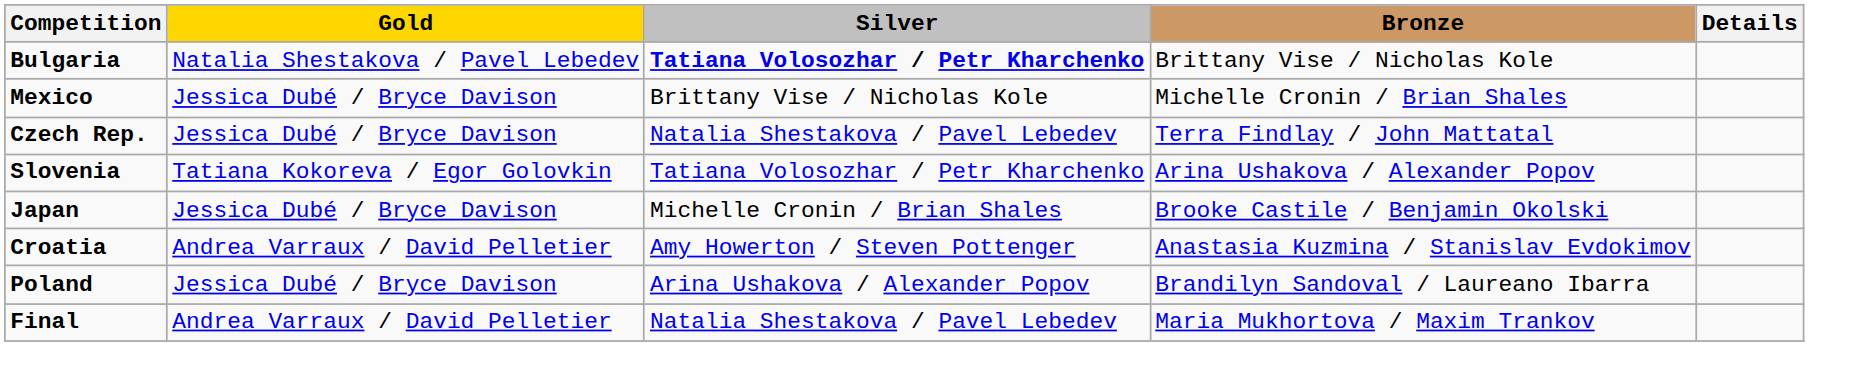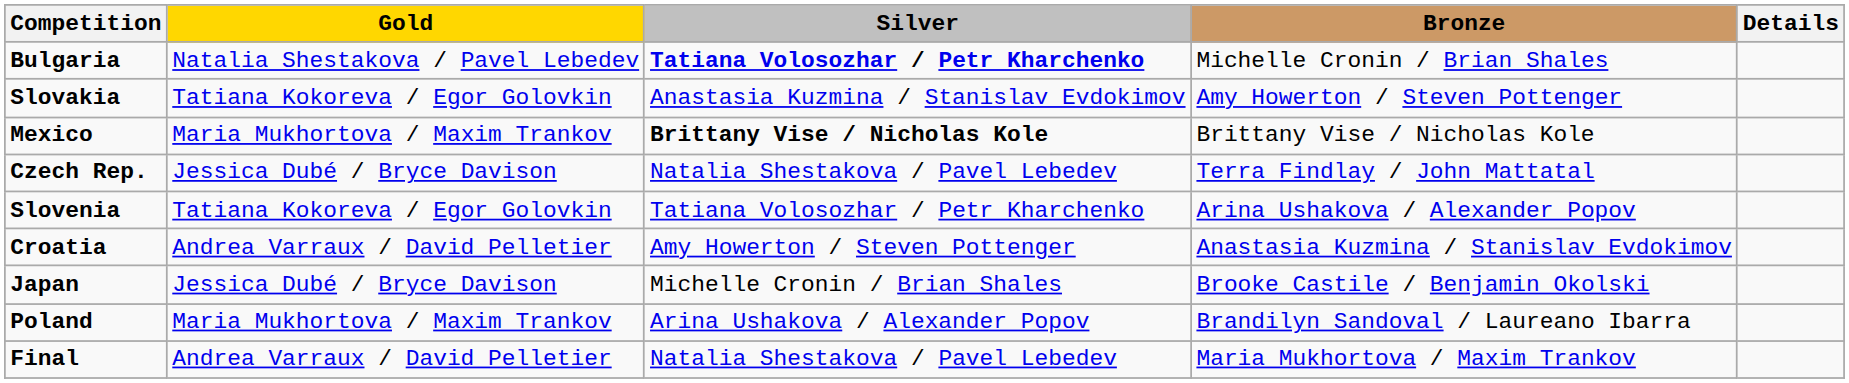(1354, 61) Brittany Vise / Nicholas Kole -> (1402, 61) Michelle Cronin / Brian Shales
+ row: (65, 98)
(365, 98) Jessica Dubé / Bryce Davison -> (392, 135) Maria Mukhortova / Maxim Trankov
(849, 98) normal -> (849, 135) bold
(1361, 98) Michelle Cronin / Brian Shales -> (1396, 135) Brittany Vise / Nicholas Kole
rows swapped: (45, 210) <-> (58, 247)
(365, 285) Jessica Dubé / Bryce Davison -> (392, 322) Maria Mukhortova / Maxim Trankov
